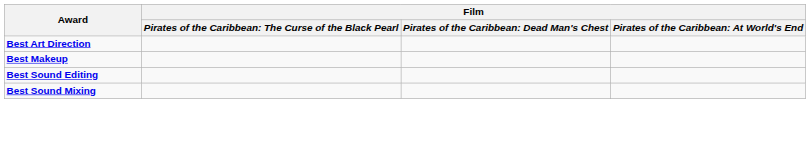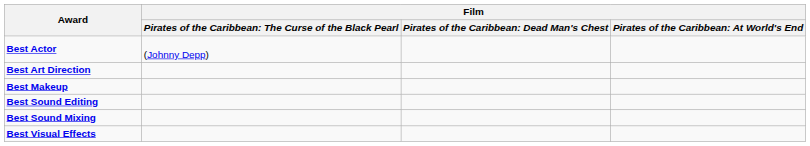+ row: (31, 49)
+ row: (51, 133)
